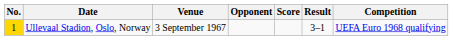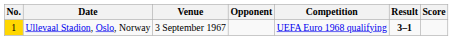columns swapped: (288, 12) <-> (390, 12)
(318, 27) normal -> (405, 27) bold
